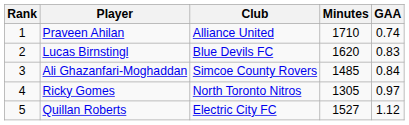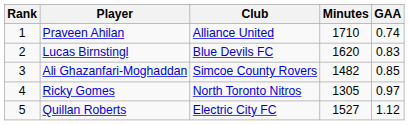(346, 71) 1485 -> (346, 71) 1482
(388, 71) 0.84 -> (388, 71) 0.85
